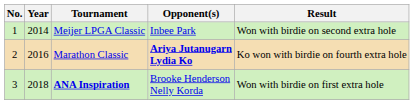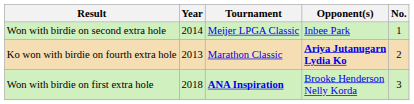columns swapped: (15, 13) <-> (322, 13)
(38, 54) 2016 -> (192, 54) 2013
